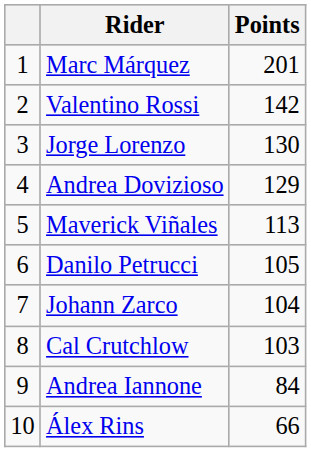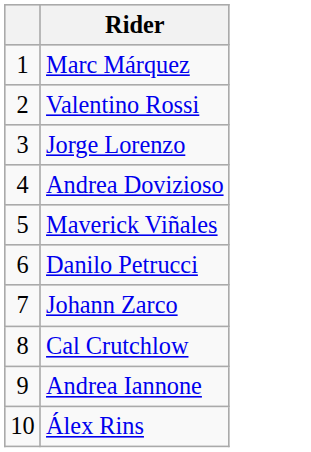- column: (267, 24)
